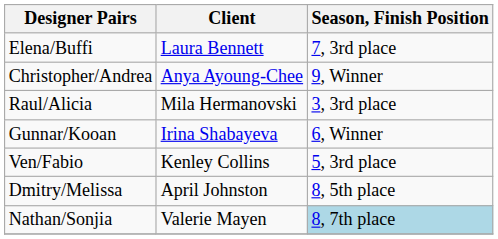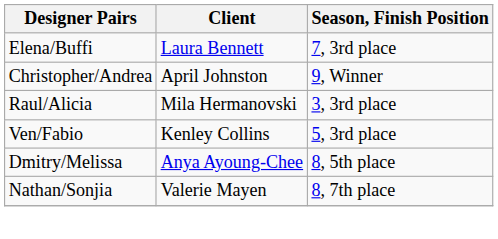(232, 76) Anya Ayoung-Chee -> (214, 76) April Johnston
- row: (62, 133)
(214, 190) April Johnston -> (232, 162) Anya Ayoung-Chee
(353, 219) lightblue background -> (353, 190) no background
